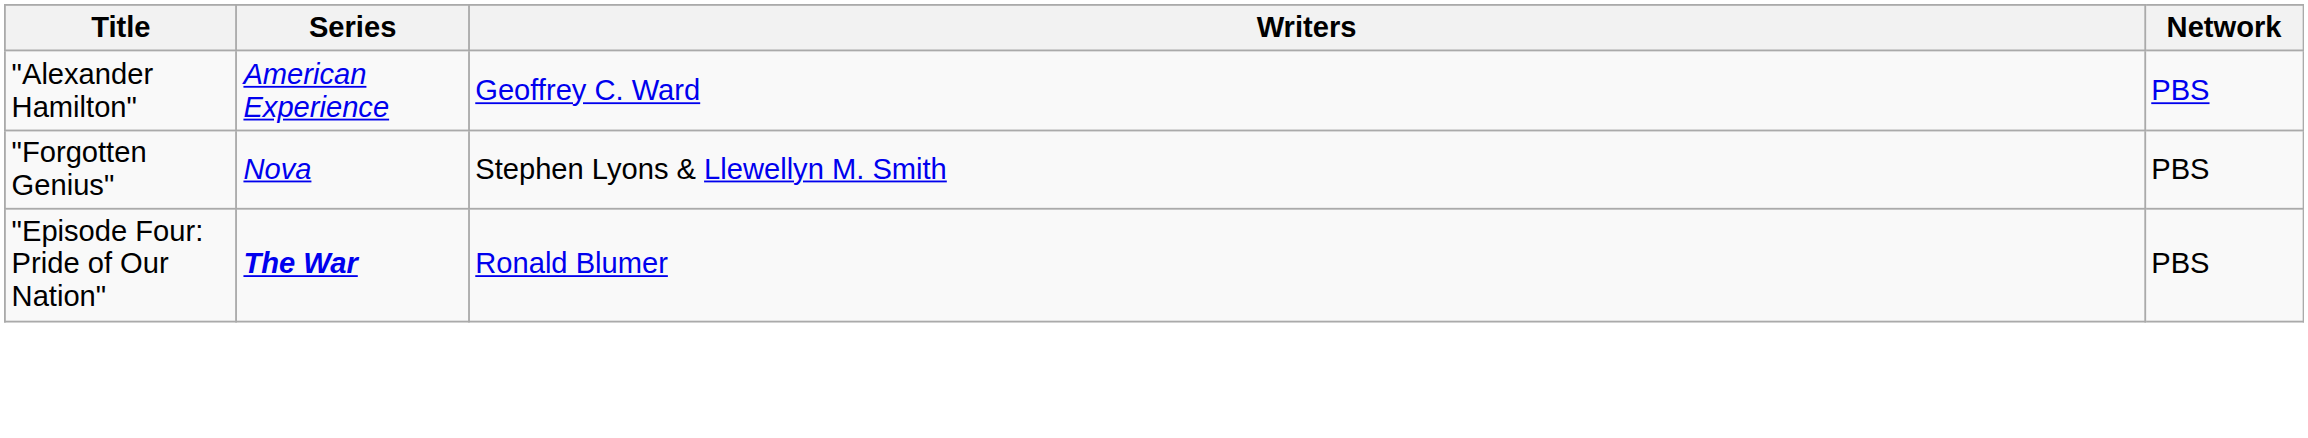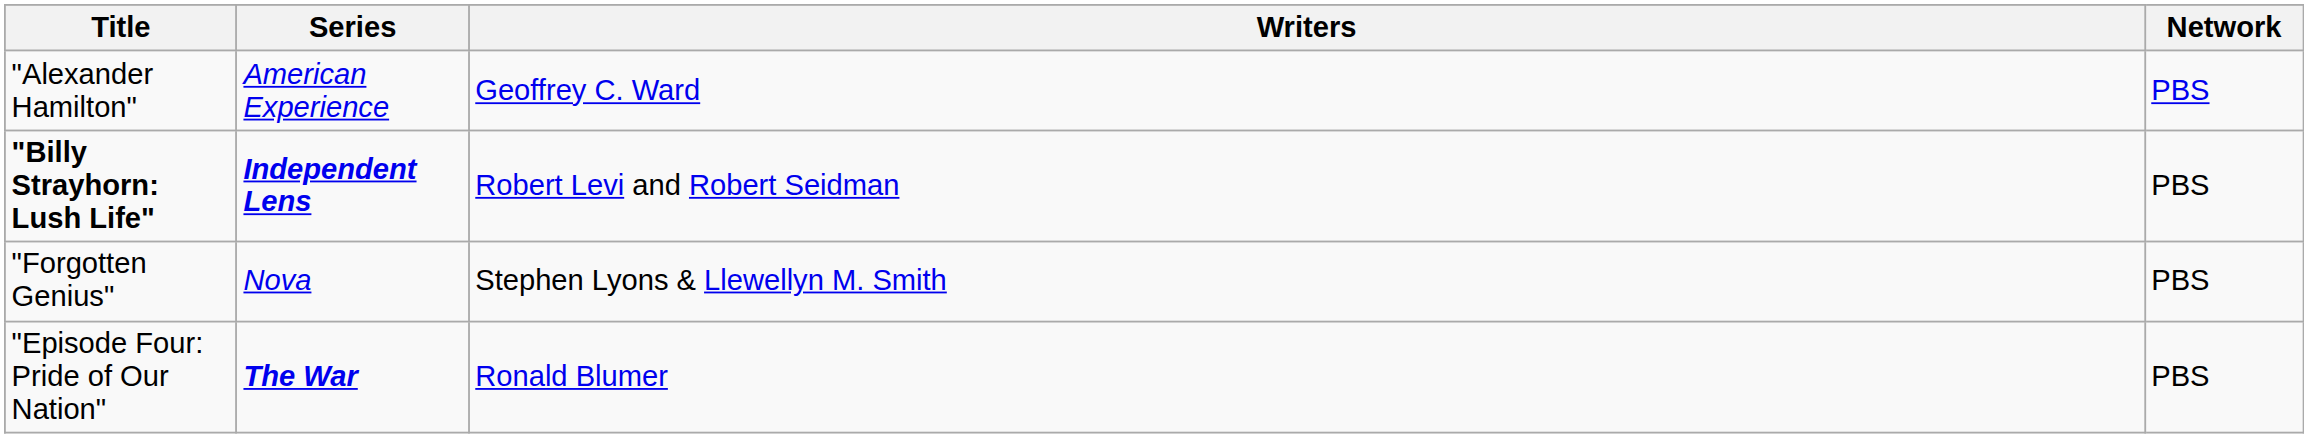+ row: (85, 185)
